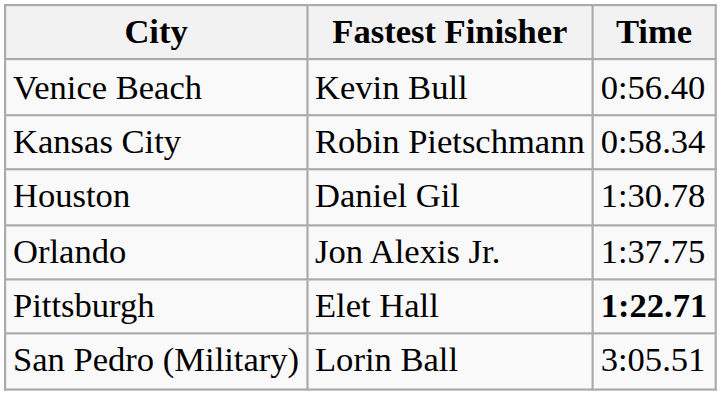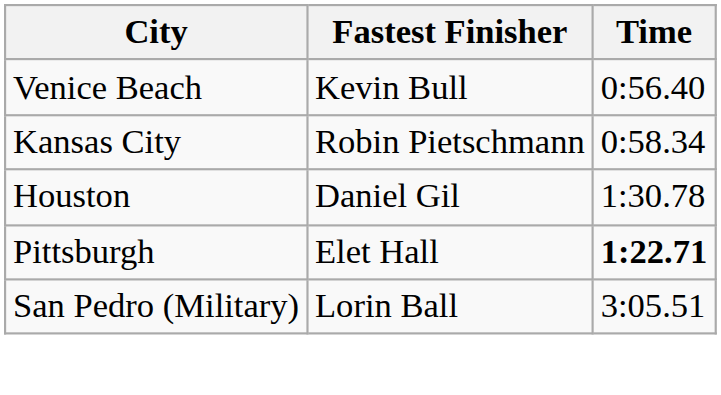- row: (70, 251)
